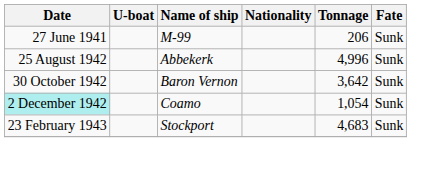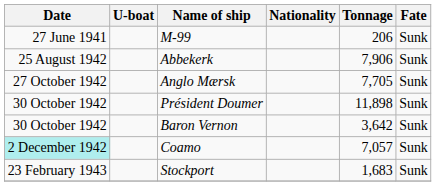(353, 59) 4,996 -> (377, 59) 7,906
+ row: (198, 81)
+ row: (212, 103)
(353, 103) 1,054 -> (377, 147) 7,057
(353, 125) 4,683 -> (377, 170) 1,683
